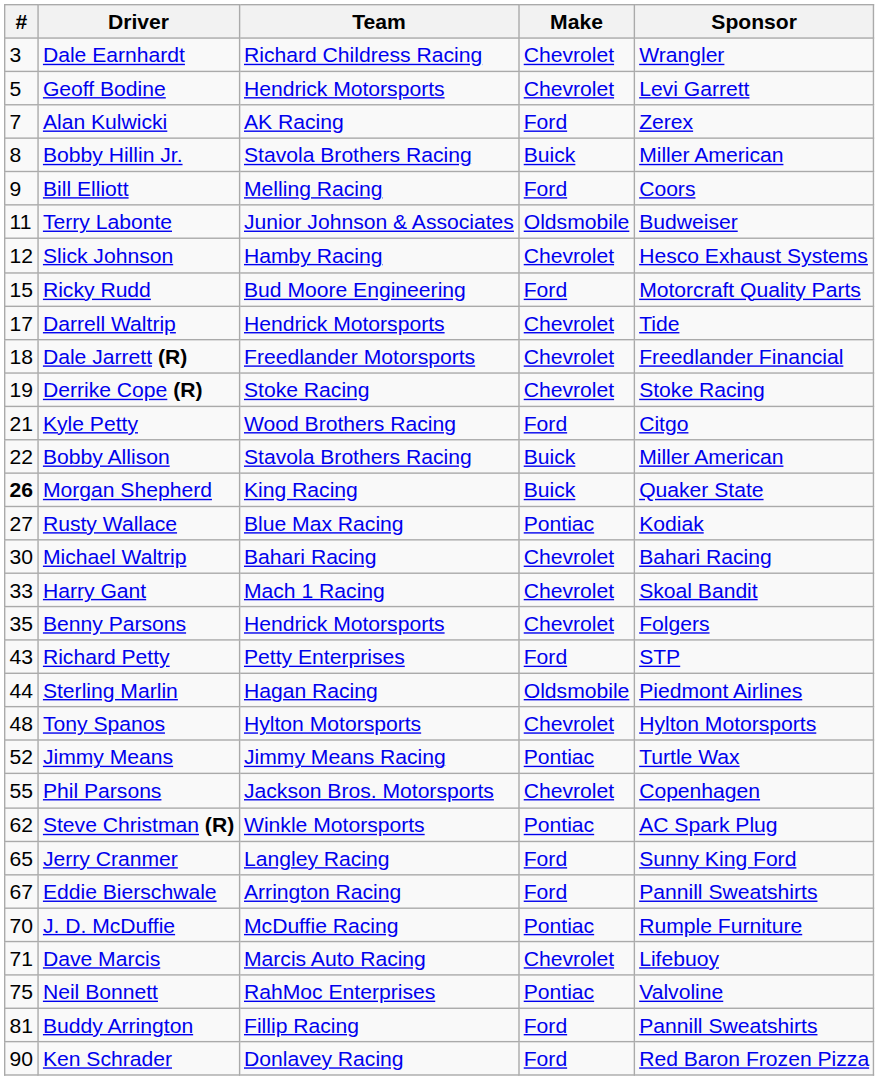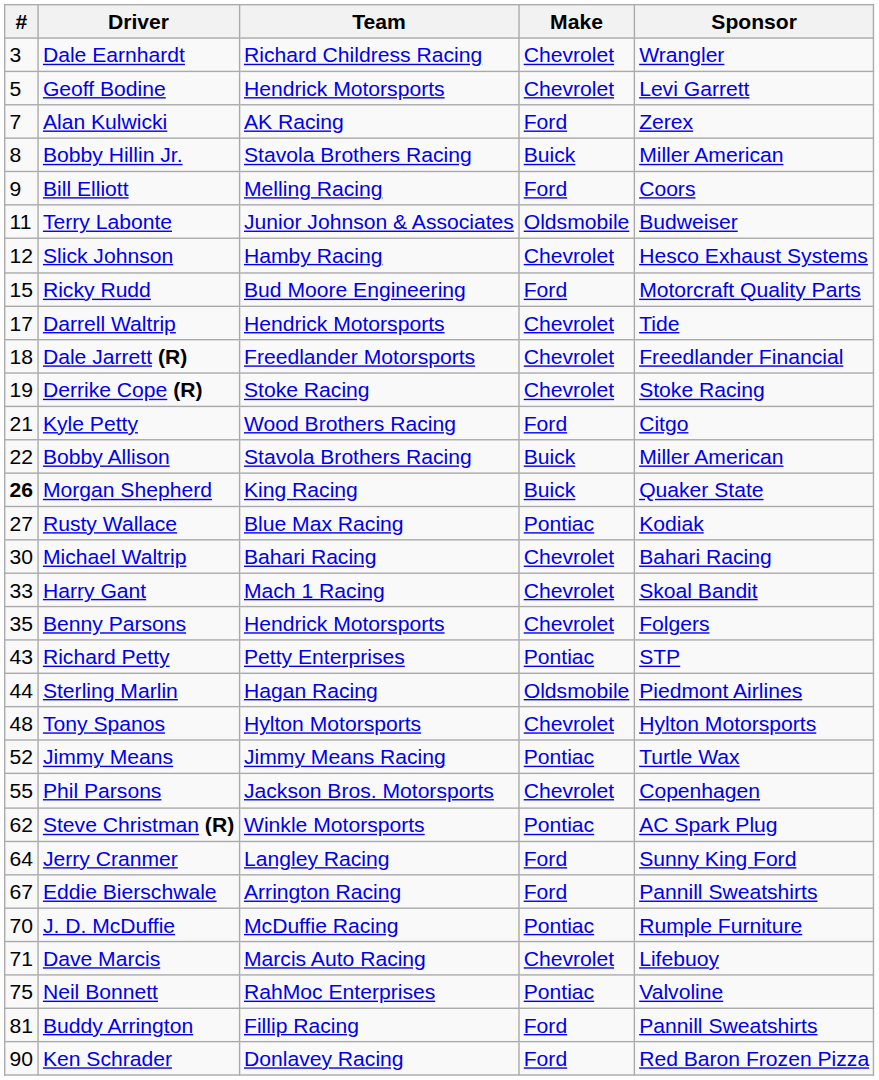(545, 657) Ford -> (559, 657) Pontiac
(21, 858) 65 -> (21, 858) 64
